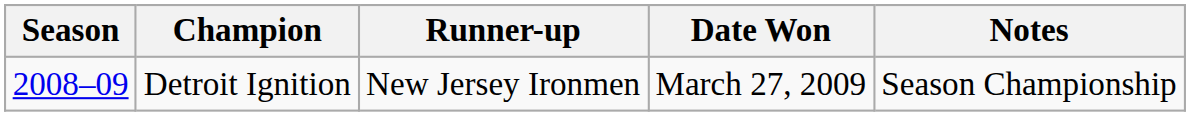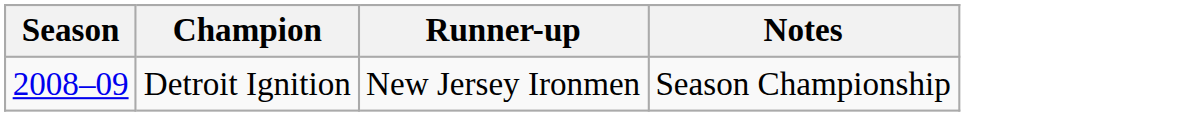- column: (761, 30)
